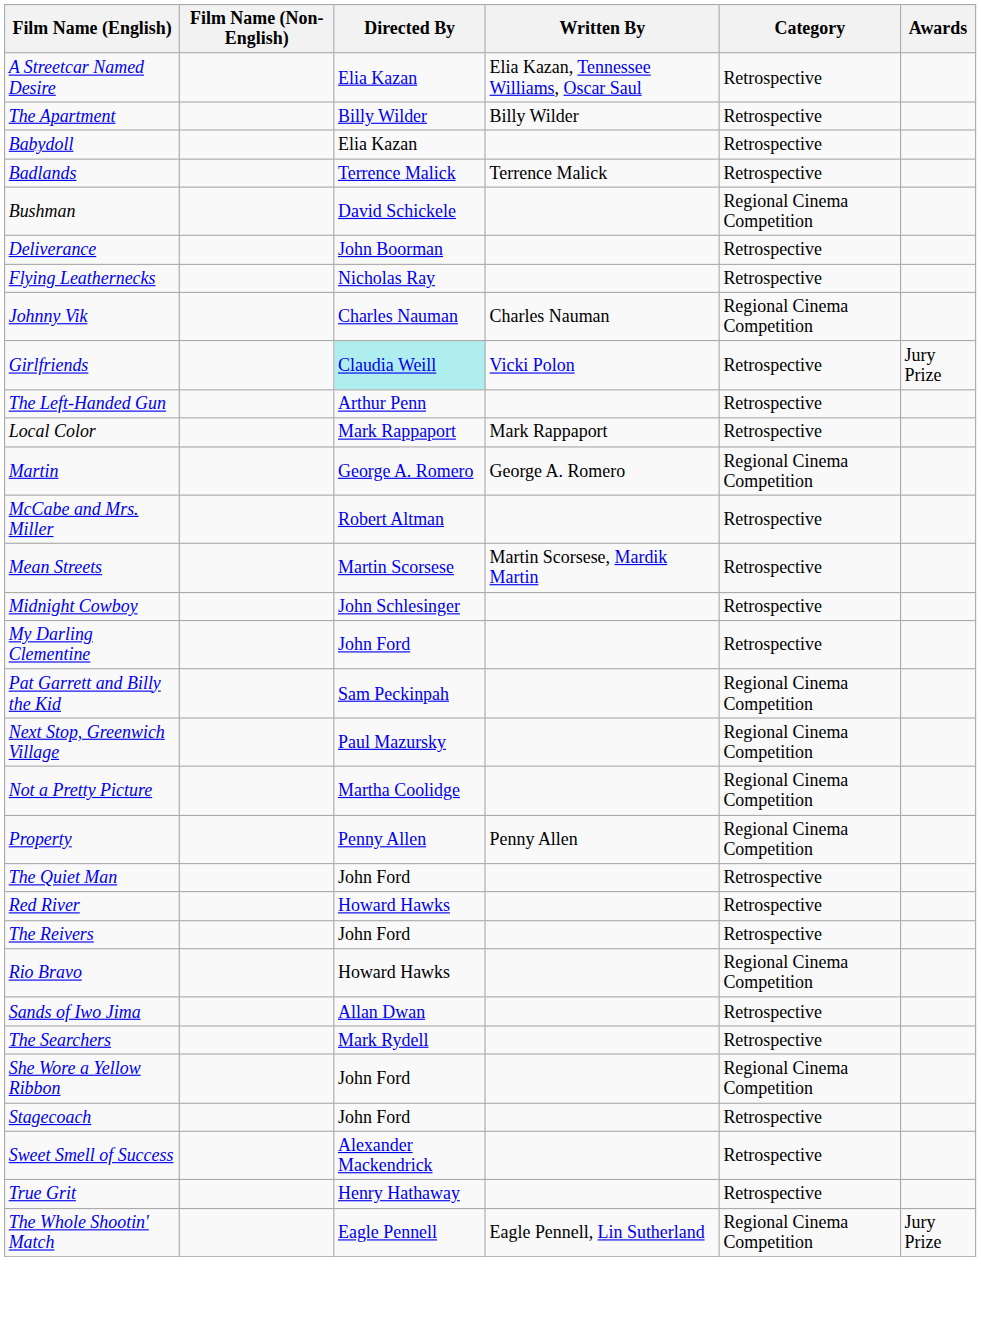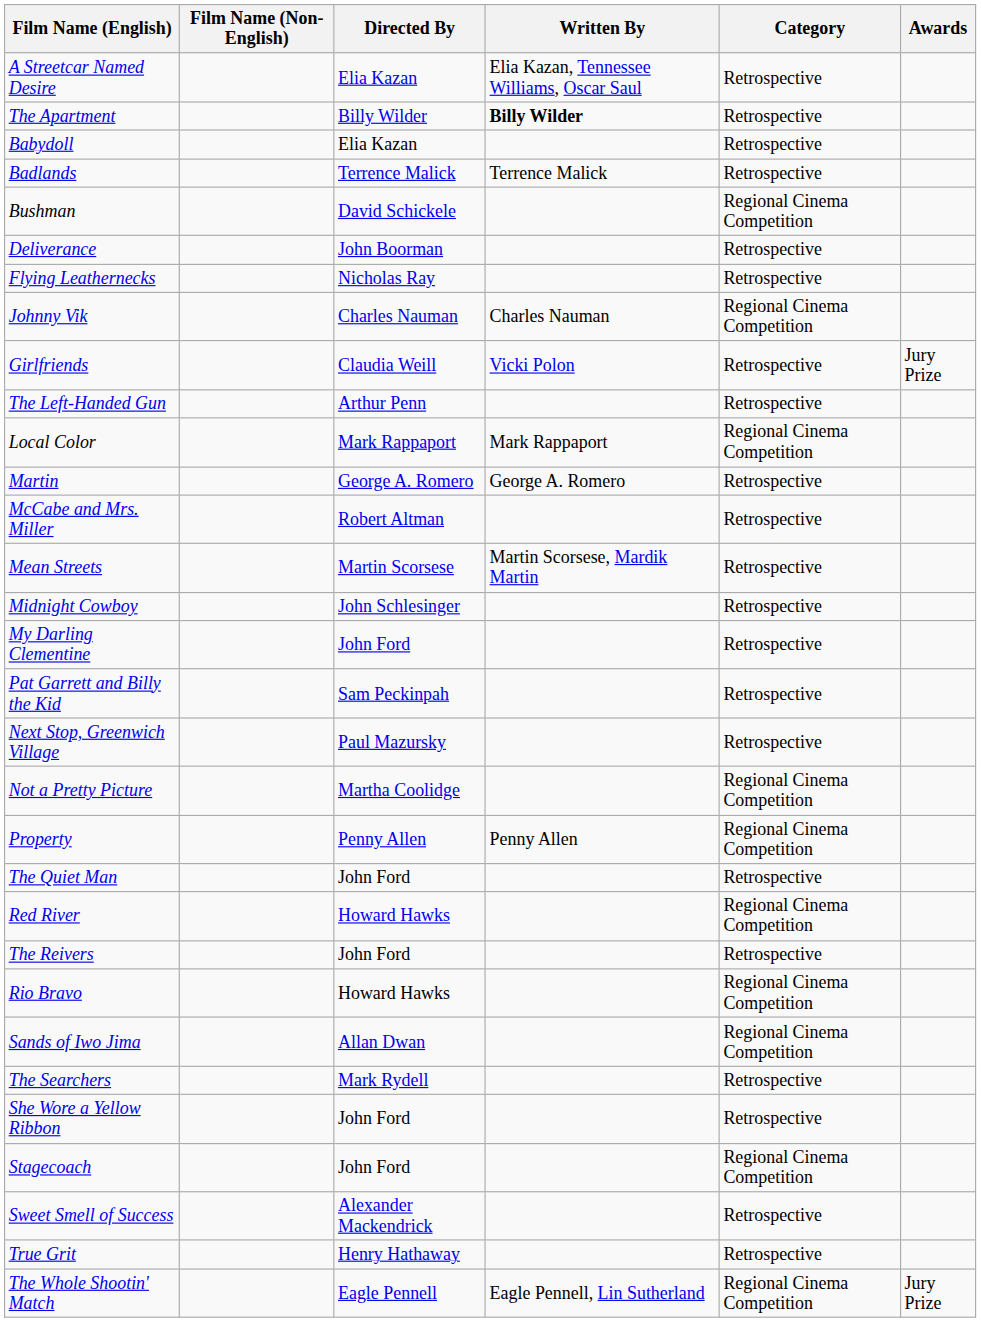(534, 115) normal -> (536, 115) bold
(387, 365) paleturquoise background -> (387, 365) no background
(773, 432) Retrospective -> (786, 442) Regional Cinema Competition
(786, 470) Regional Cinema Competition -> (773, 480) Retrospective
(786, 693) Regional Cinema Competition -> (773, 693) Retrospective
(786, 741) Regional Cinema Competition -> (773, 741) Retrospective
(773, 906) Retrospective -> (786, 916) Regional Cinema Competition
(773, 1011) Retrospective -> (786, 1041) Regional Cinema Competition
(786, 1078) Regional Cinema Competition -> (773, 1118) Retrospective
(773, 1116) Retrospective -> (786, 1167) Regional Cinema Competition
